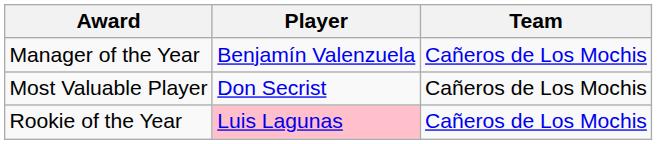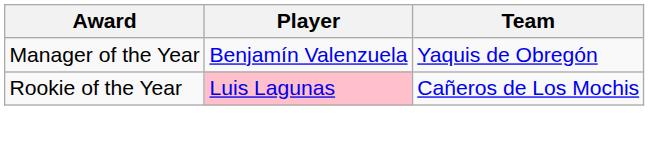(536, 54) Cañeros de Los Mochis -> (507, 54) Yaquis de Obregón
- row: (109, 88)
